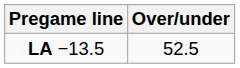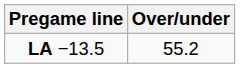(181, 48) 52.5 -> (181, 48) 55.2
